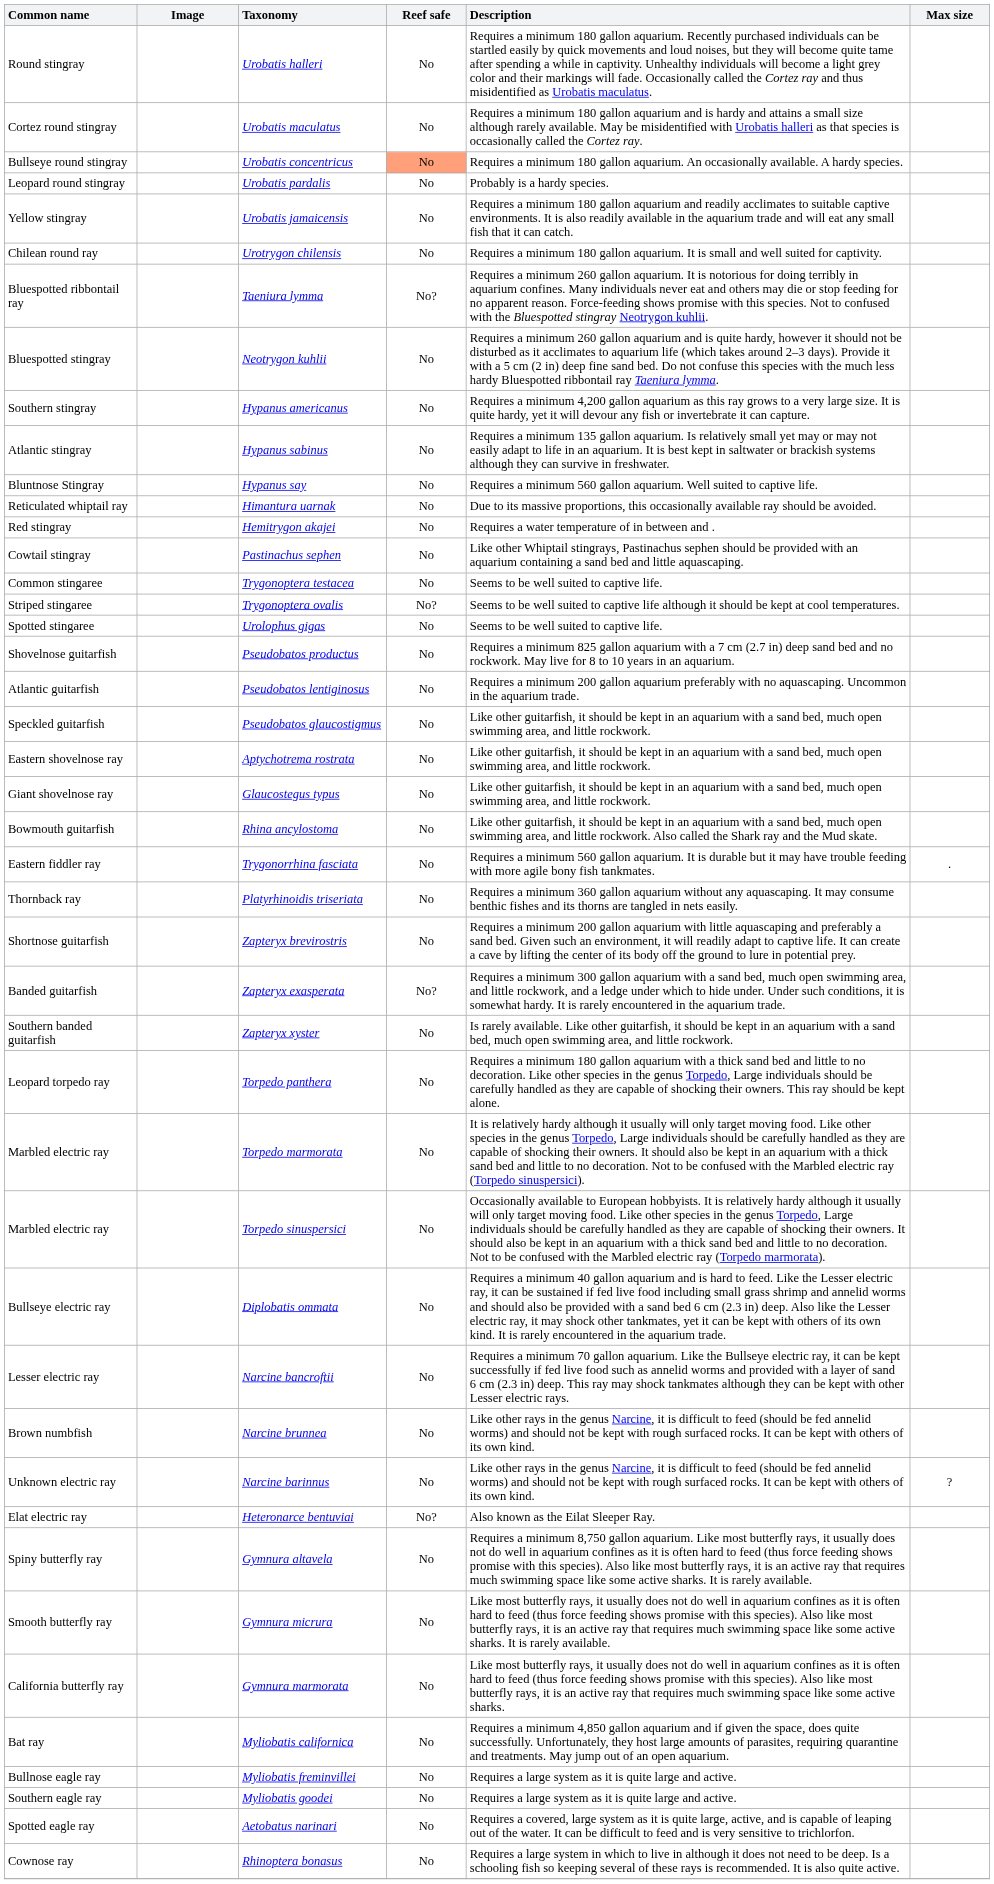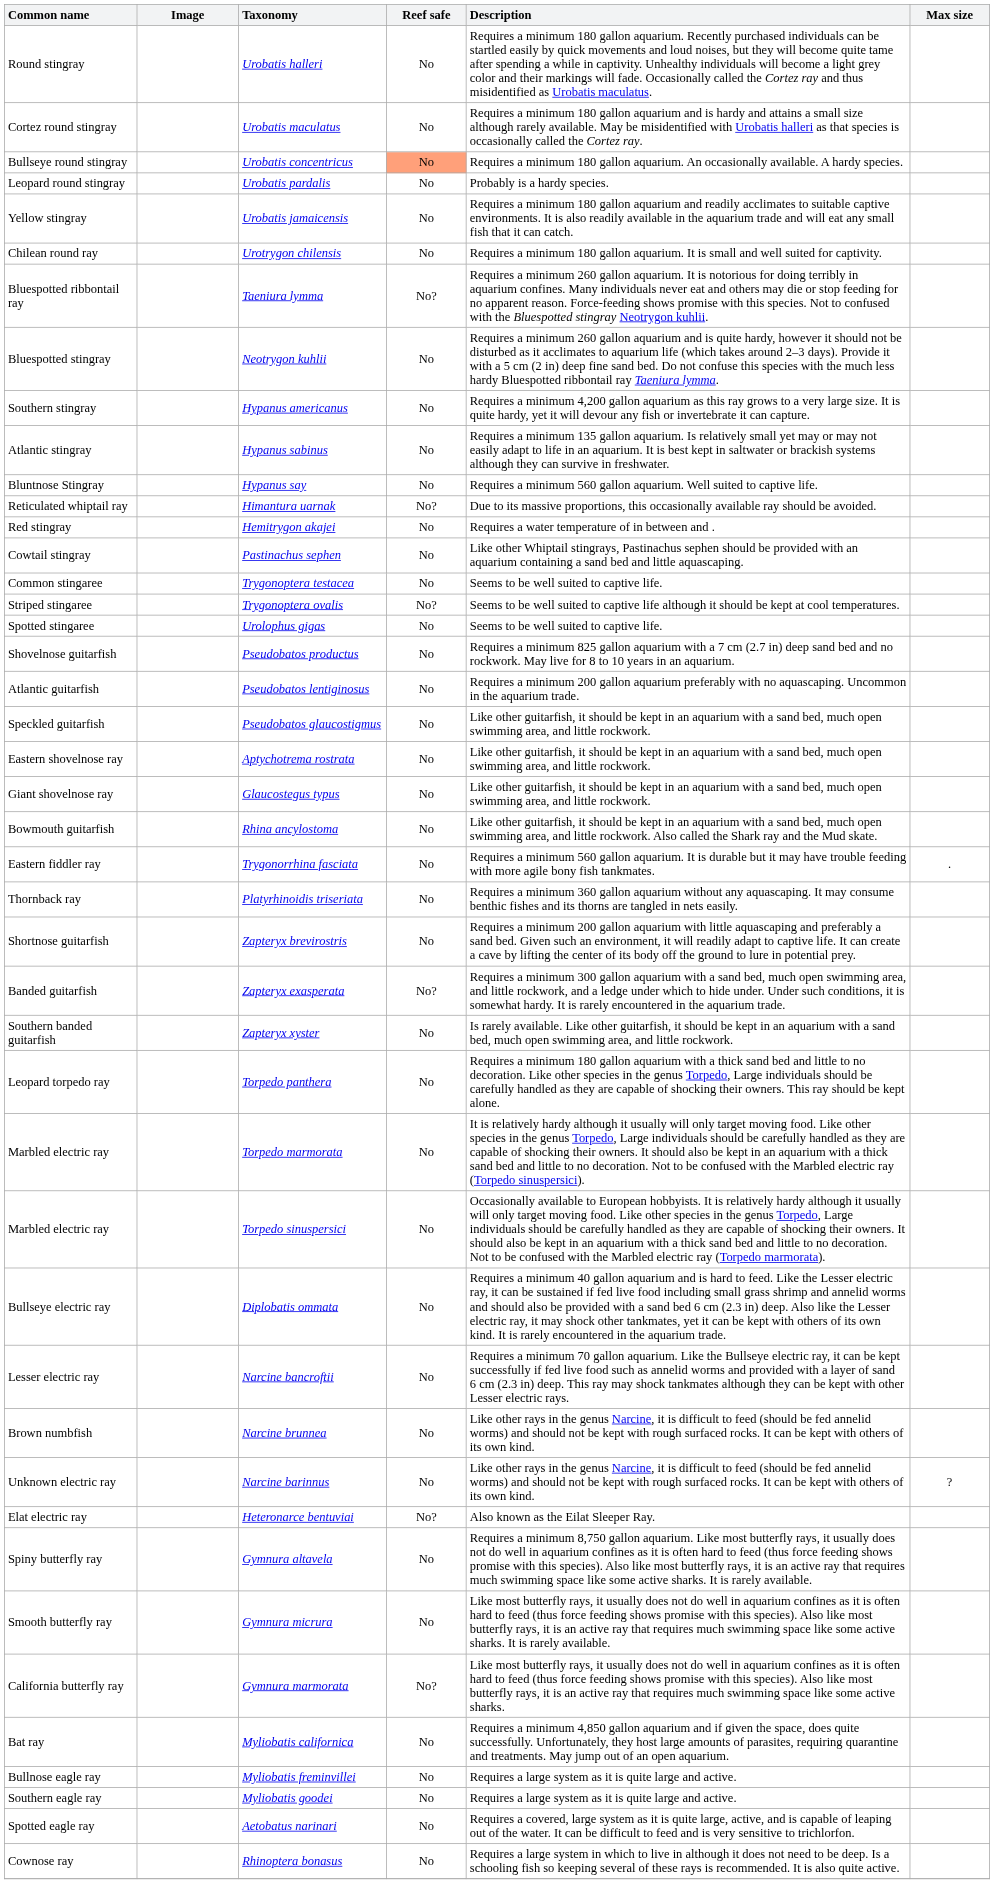(426, 506) No -> (426, 506) No?
(426, 1685) No -> (426, 1685) No?
